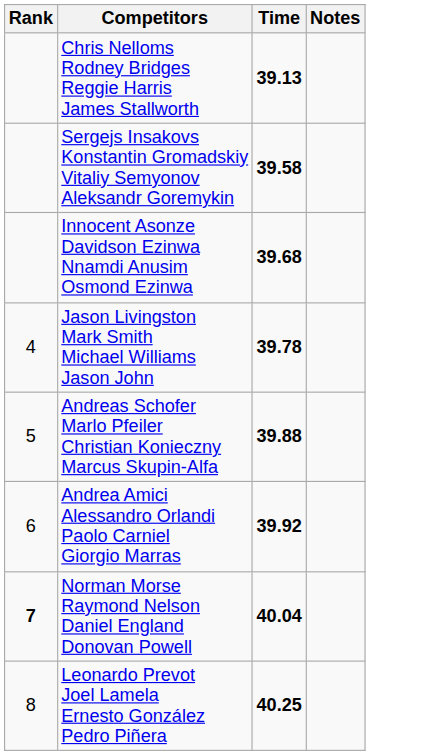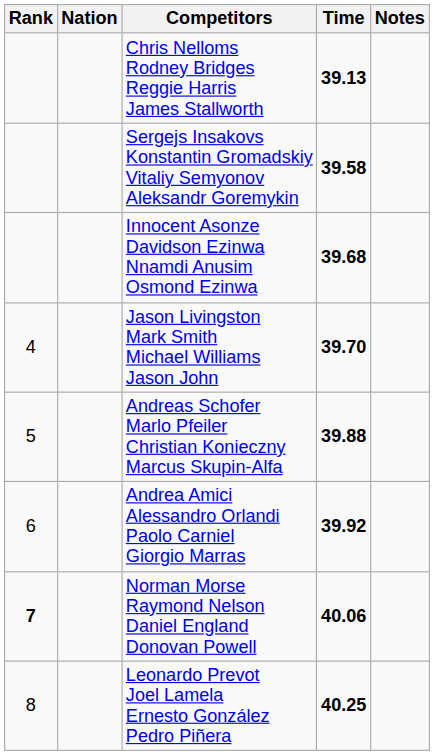+ column: (89, 18)
(279, 347) 39.78 -> (344, 347) 39.70
(279, 616) 40.04 -> (344, 616) 40.06
